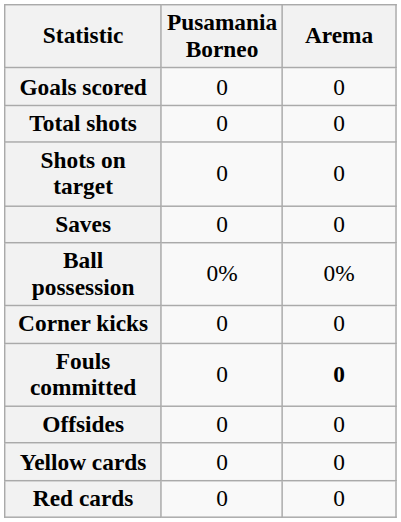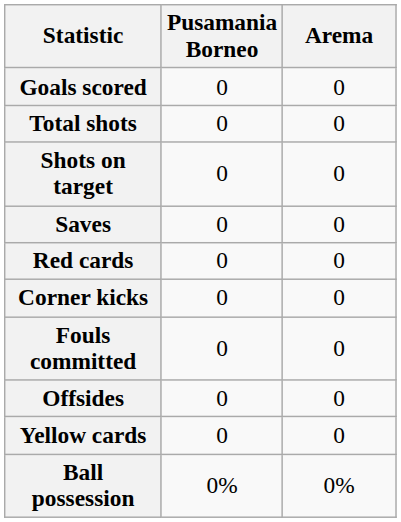rows swapped: (83, 273) <-> (83, 498)
(339, 374) bold -> (339, 348) normal
